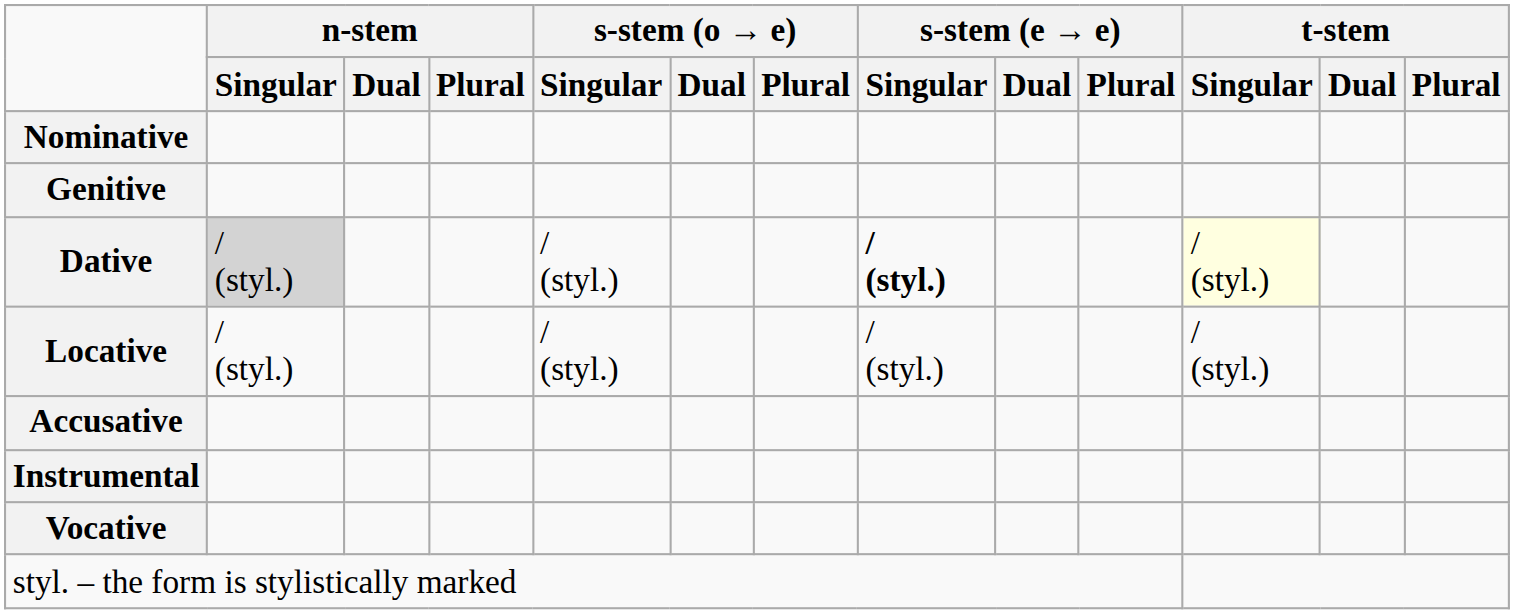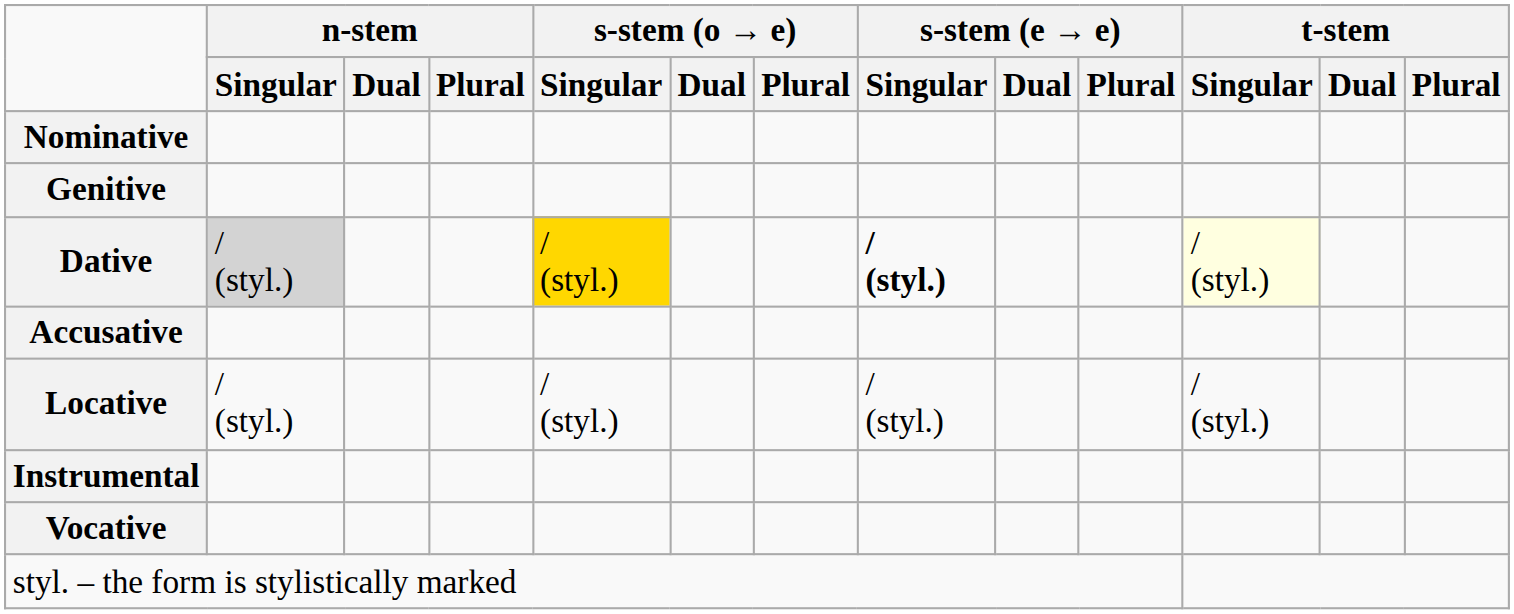(579, 260) no background -> (579, 260) gold background
rows swapped: (106, 422) <-> (106, 350)
